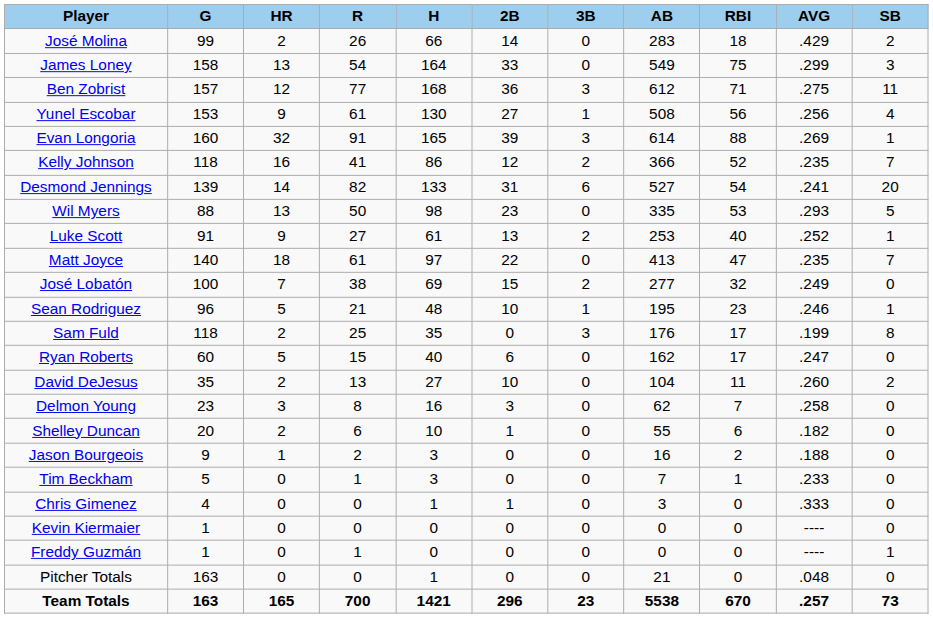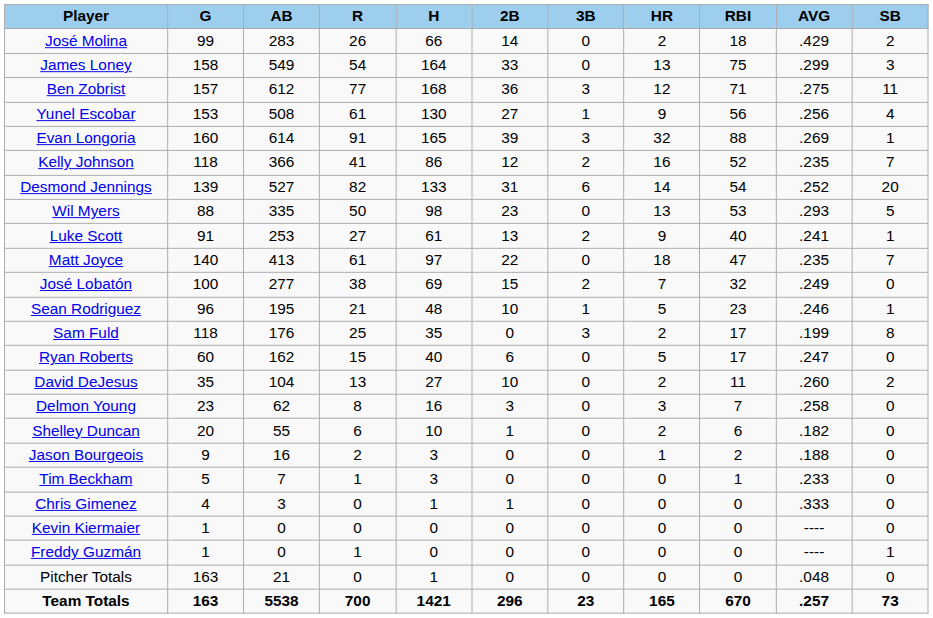columns swapped: (662, 16) <-> (282, 16)
(814, 187) .241 -> (814, 187) .252
(814, 235) .252 -> (814, 235) .241
